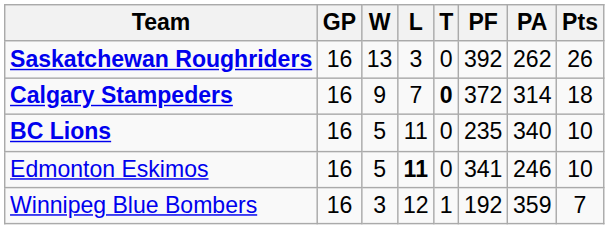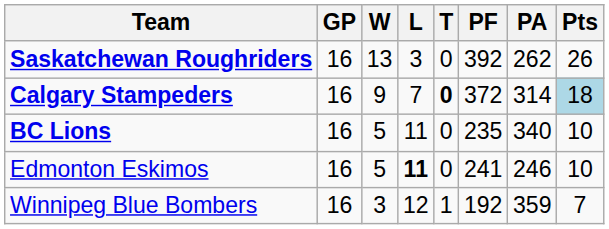(580, 95) no background -> (580, 95) lightblue background
(483, 168) 341 -> (483, 168) 241
